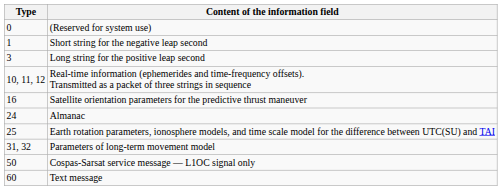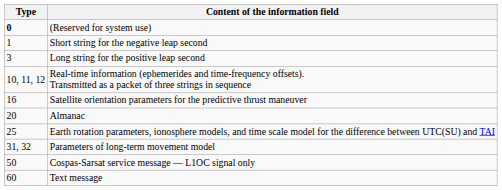(9, 27) normal -> (9, 27) bold
(11, 116) 24 -> (11, 116) 20
